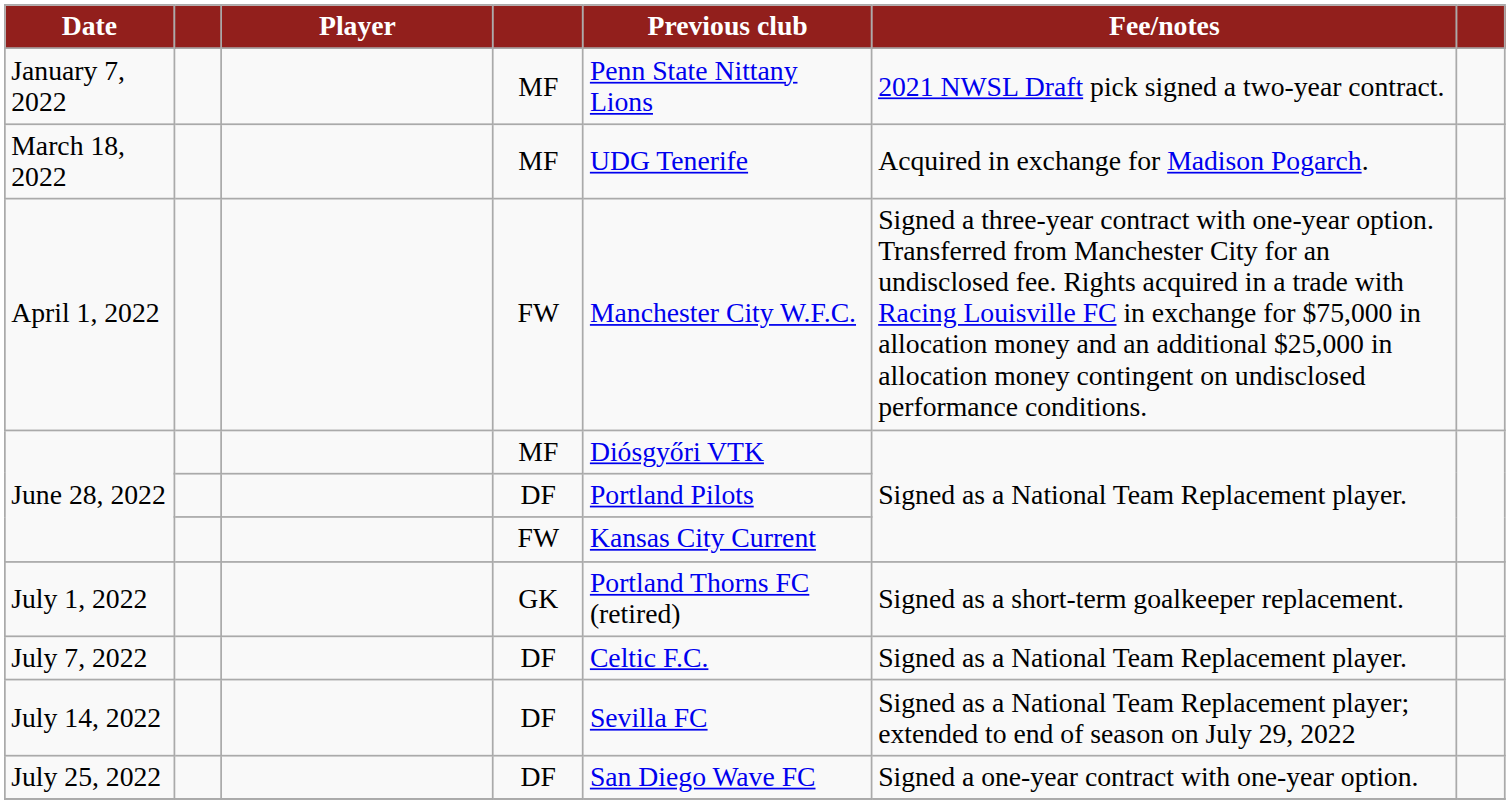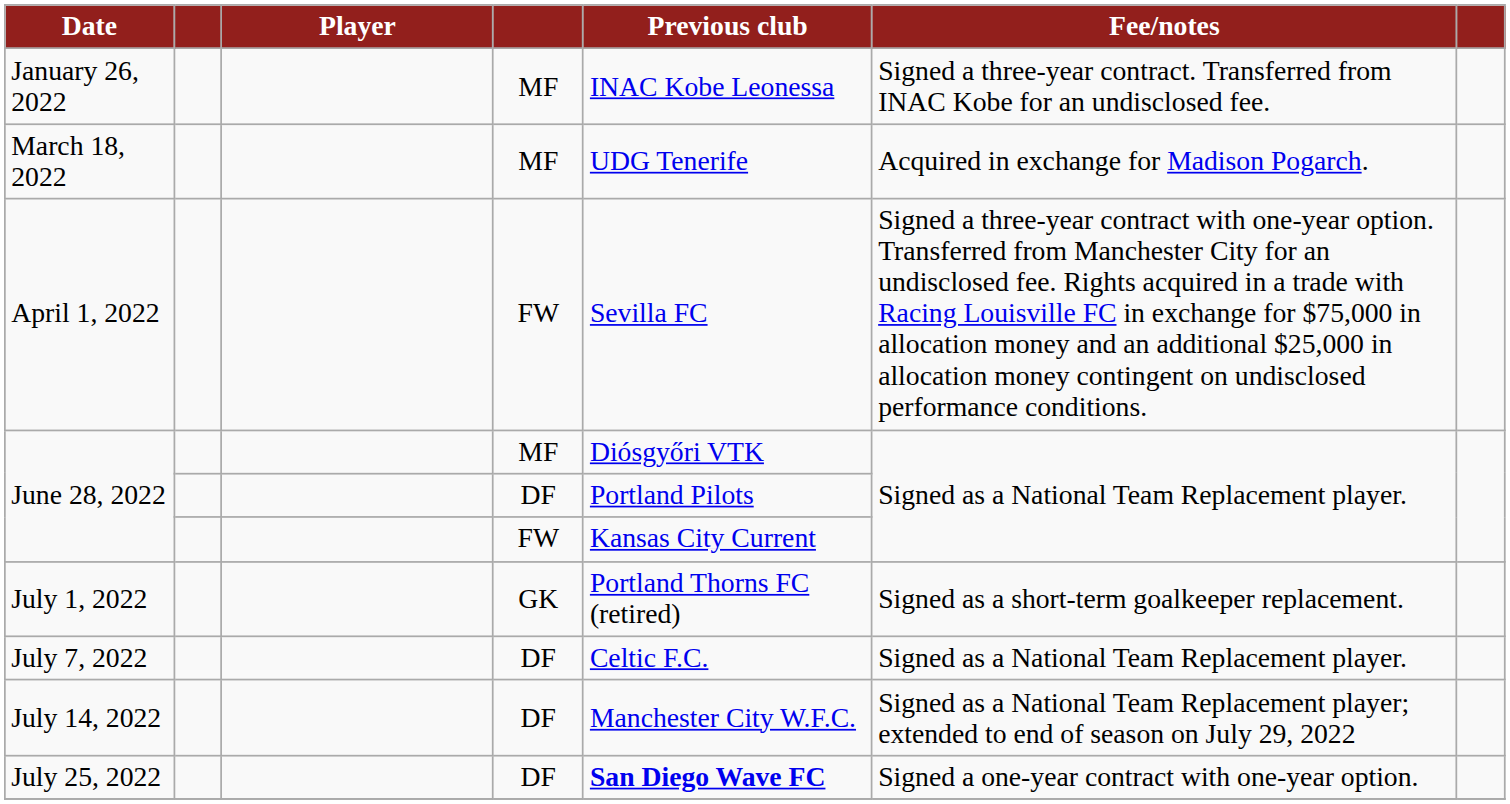- row: (68, 85)
+ row: (75, 85)
(723, 313) Manchester City W.F.C. -> (649, 313) Sevilla FC
(649, 717) Sevilla FC -> (723, 717) Manchester City W.F.C.
(703, 776) normal -> (708, 776) bold
